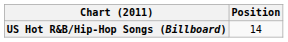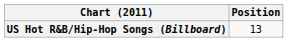(256, 29) 14 -> (256, 29) 13
